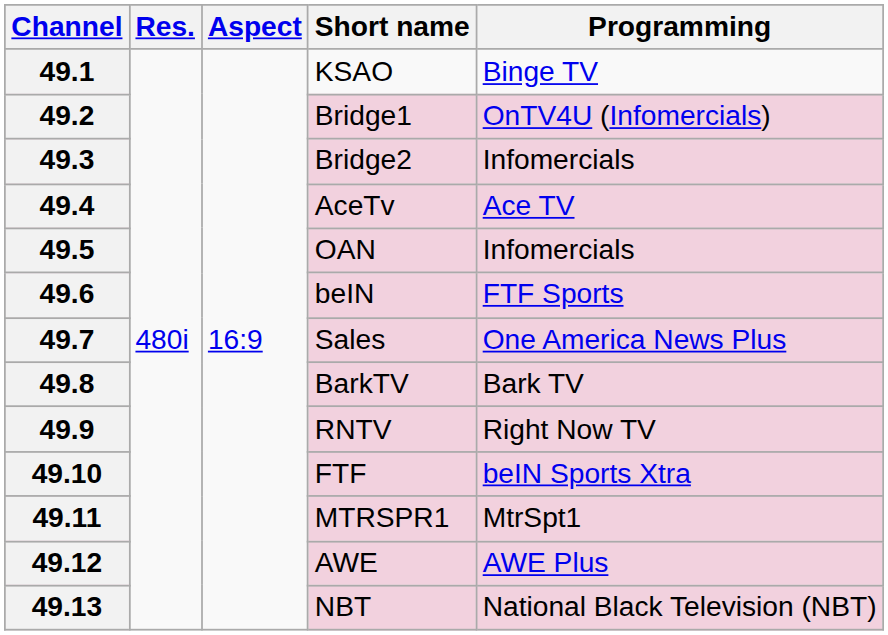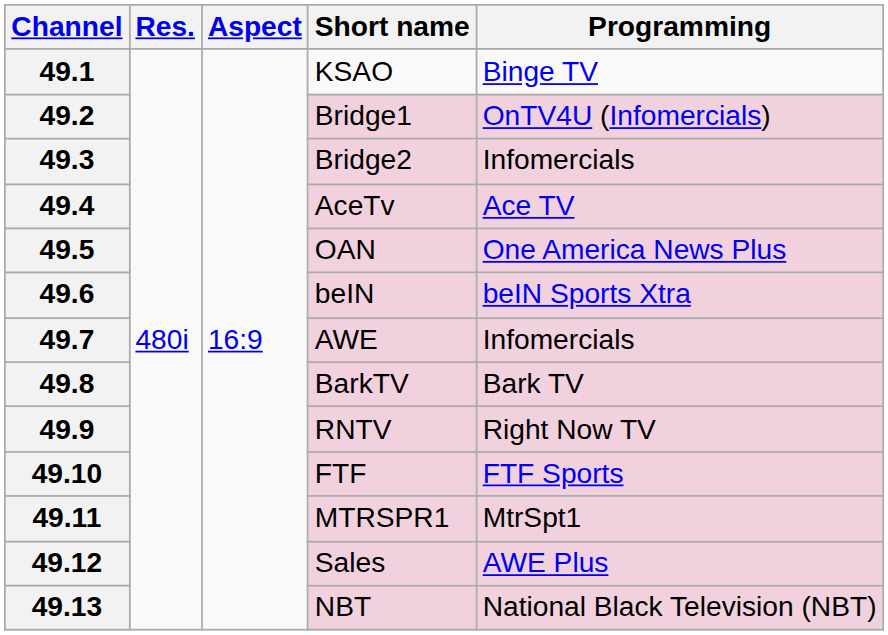(559, 250) Infomercials -> (635, 250) One America News Plus
(553, 294) FTF Sports -> (587, 294) beIN Sports Xtra
(350, 339) Sales -> (346, 339) AWE
(635, 339) One America News Plus -> (559, 339) Infomercials
(587, 473) beIN Sports Xtra -> (553, 473) FTF Sports
(346, 562) AWE -> (350, 562) Sales
